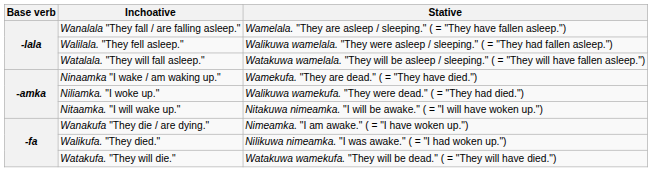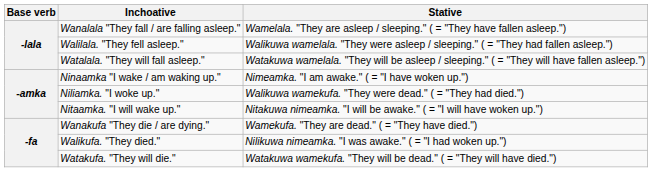(361, 77) Wamekufa. "They are dead." ( = "They have died.") -> (357, 77) Nimeamka. "I am awake." ( = "I have woken up.")
(357, 126) Nimeamka. "I am awake." ( = "I have woken up.") -> (361, 126) Wamekufa. "They are dead." ( = "They have died.")
